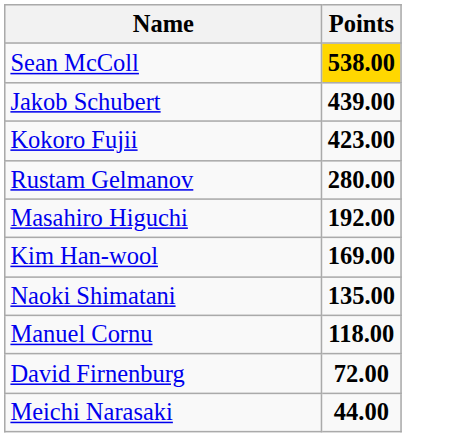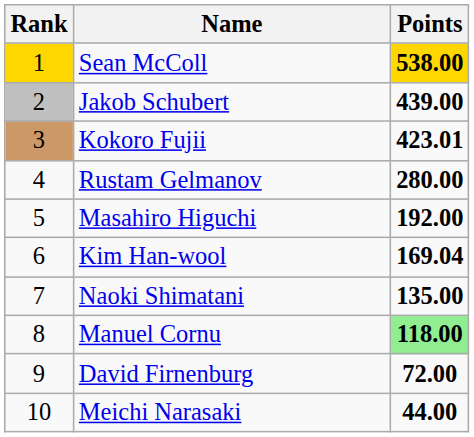+ column: (39, 23)
(361, 140) 423.00 -> (430, 140) 423.01
(361, 256) 169.00 -> (430, 256) 169.04
(361, 334) no background -> (430, 334) lightgreen background
